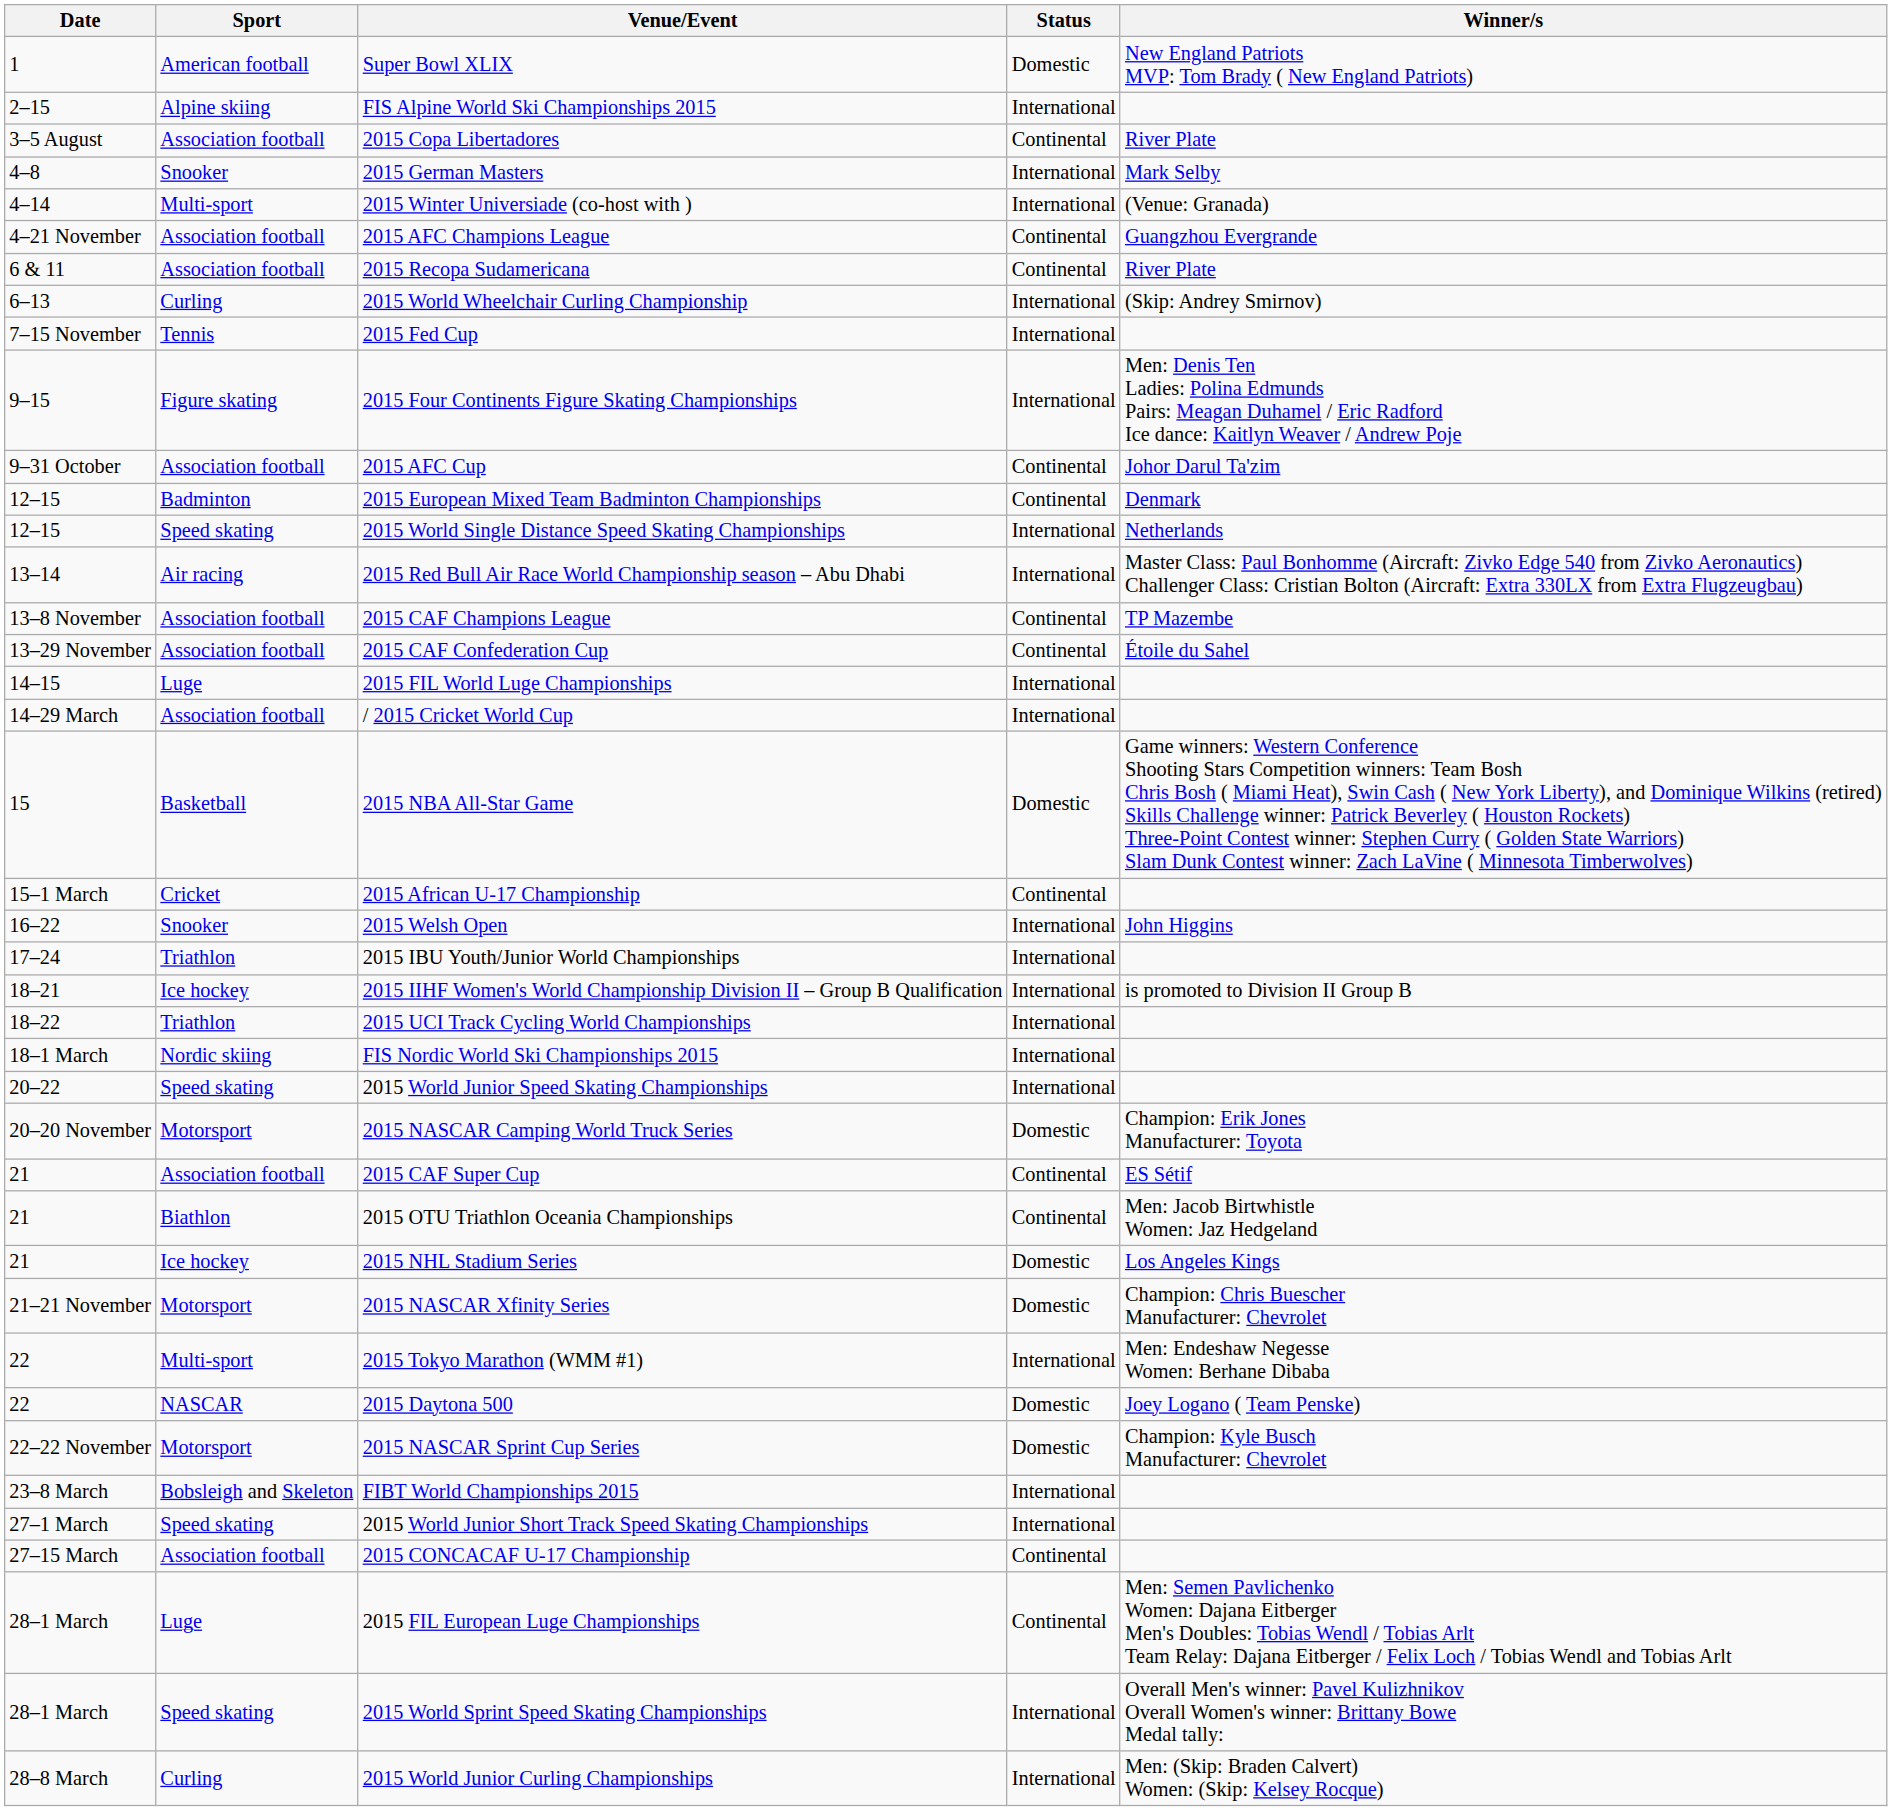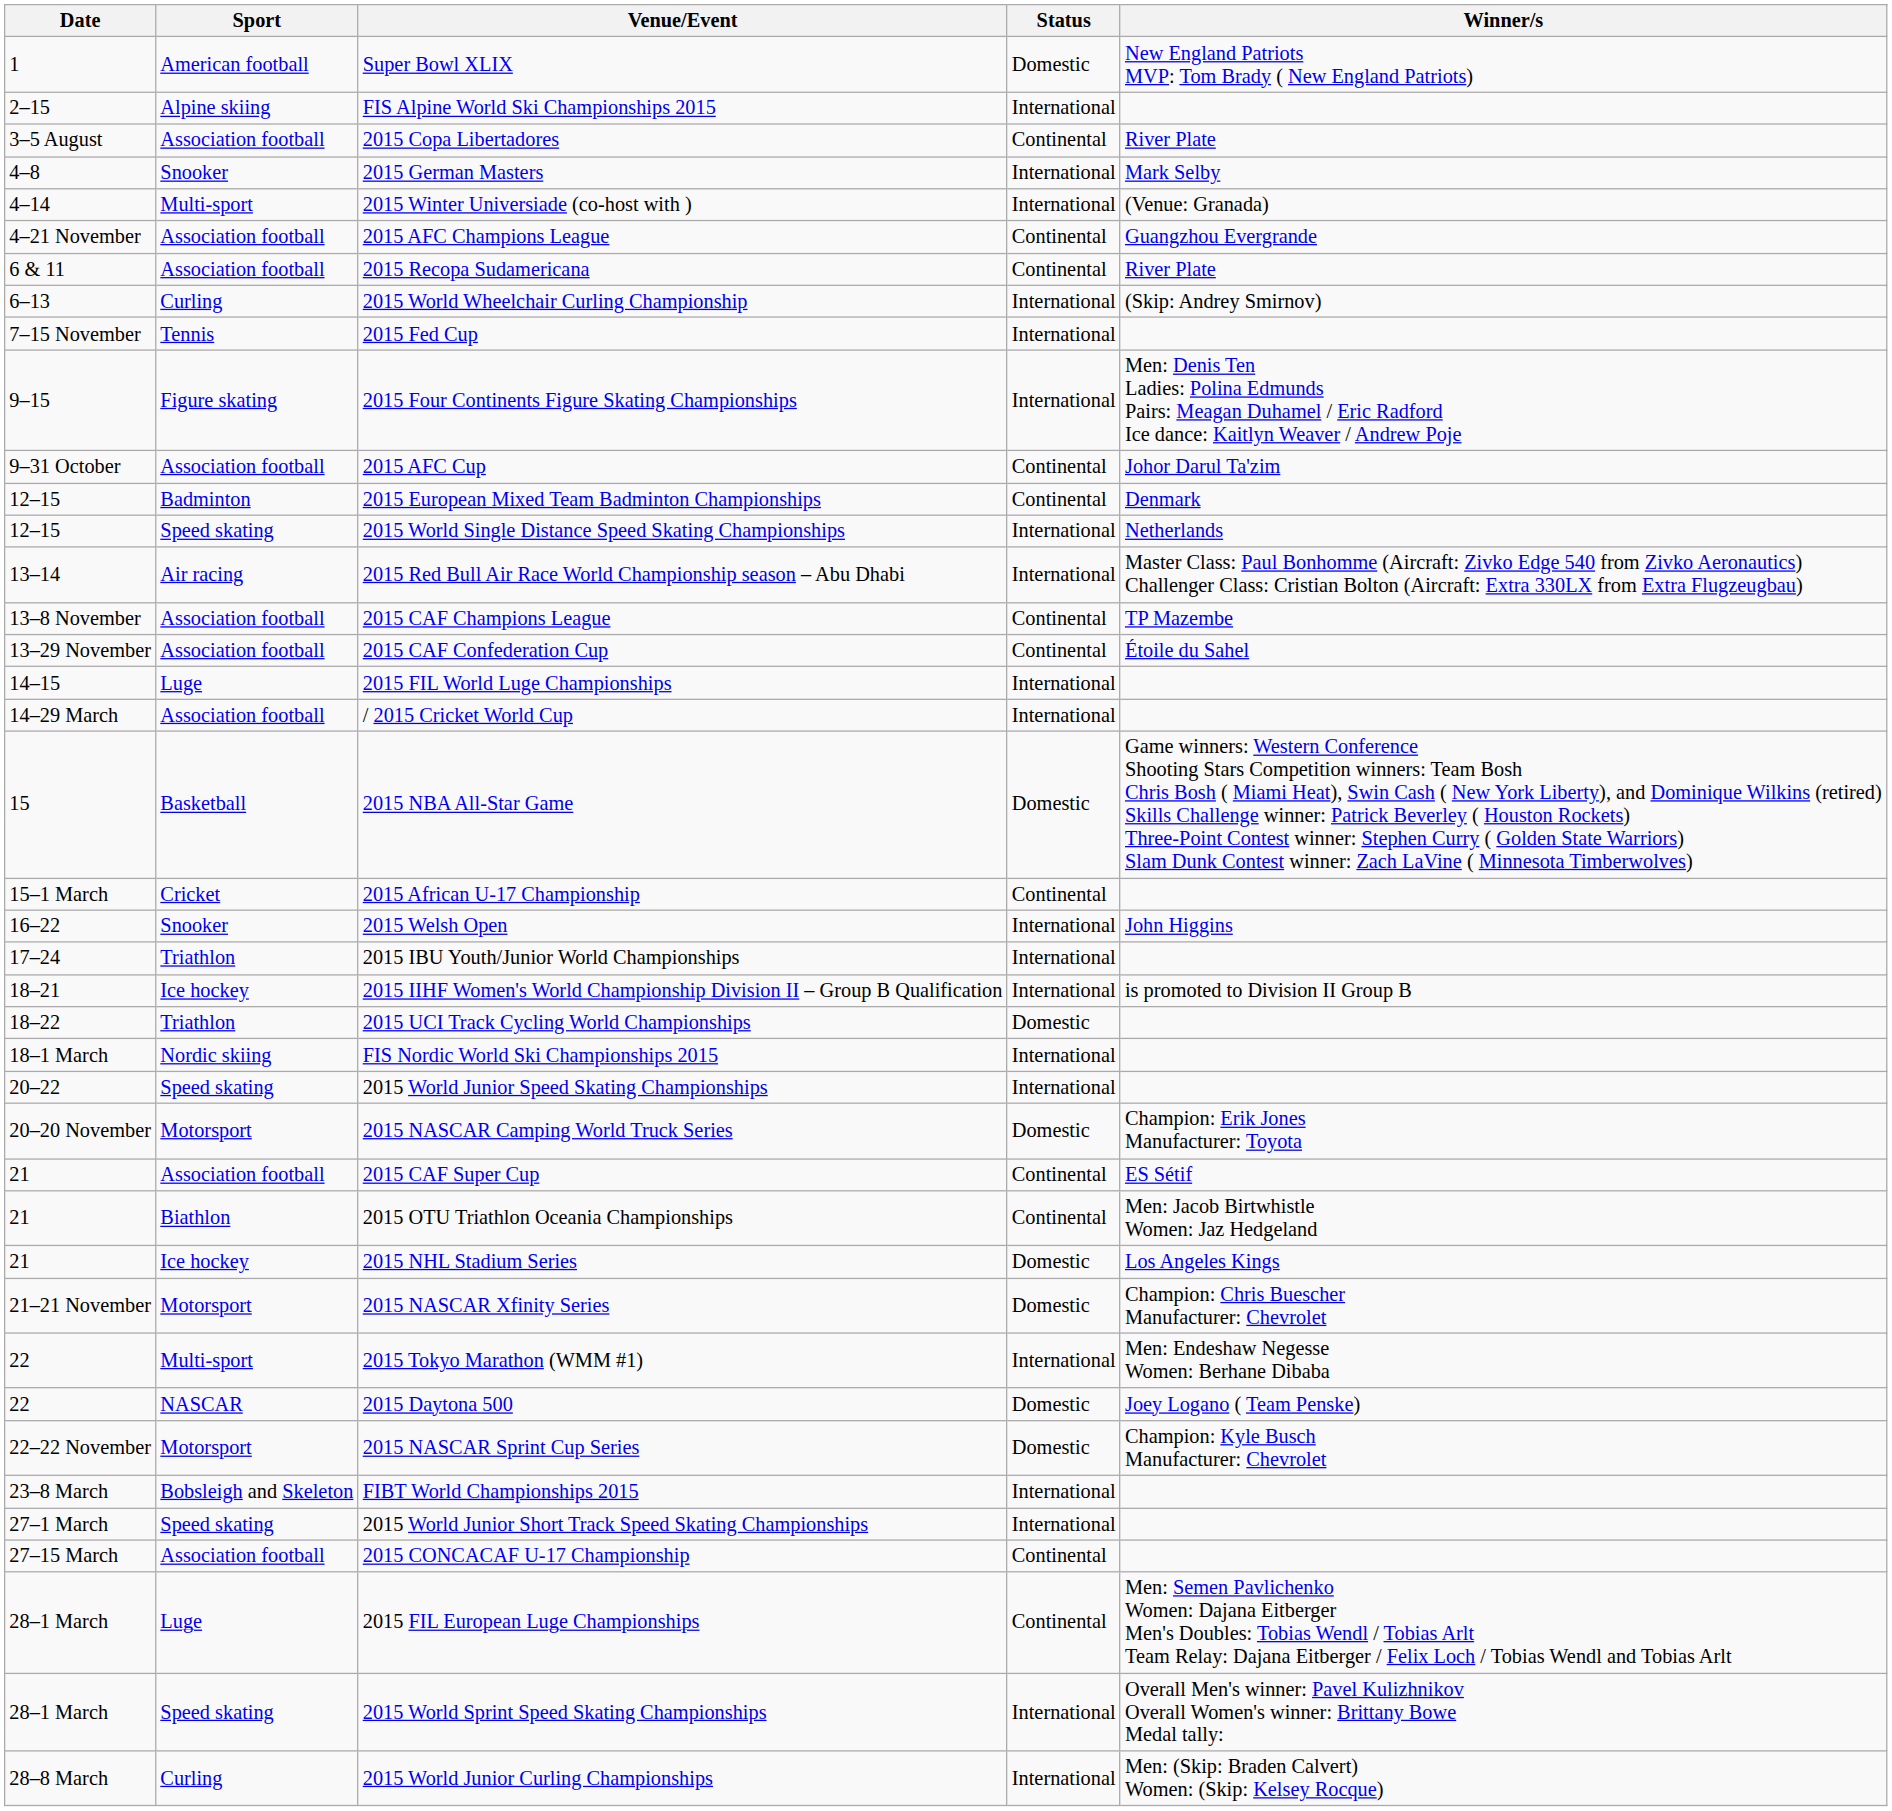(1064, 1022) International -> (1051, 1022) Domestic
